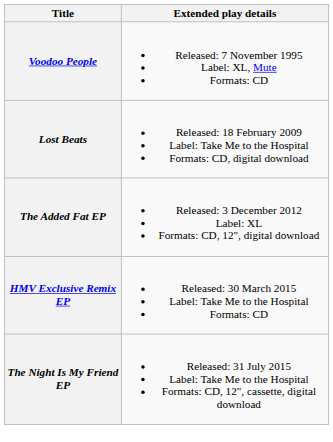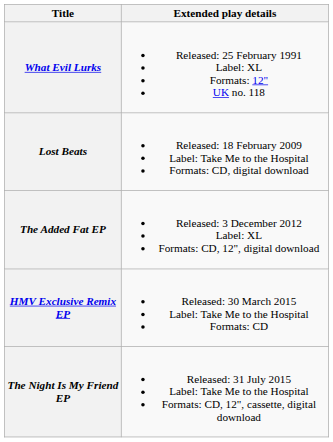+ row: (63, 67)
- row: (63, 61)
